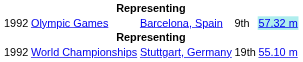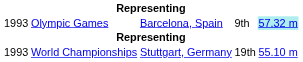(16, 23) 1992 -> (16, 23) 1993
(16, 53) 1992 -> (16, 53) 1993
